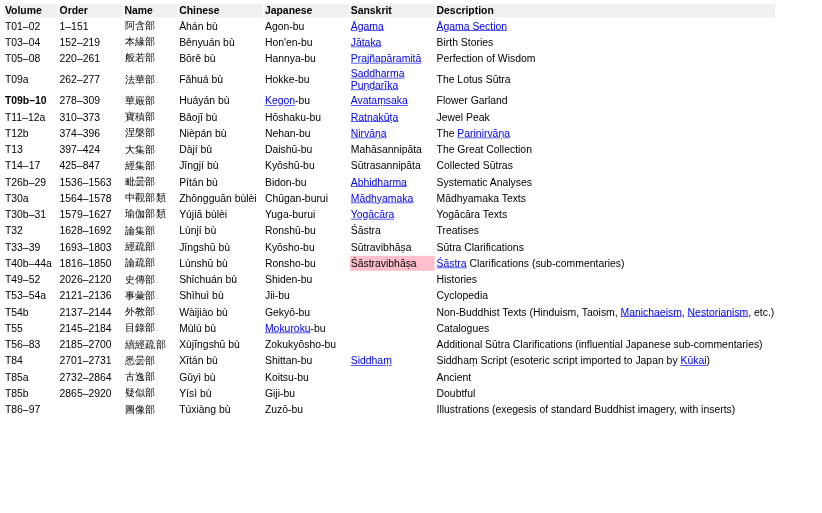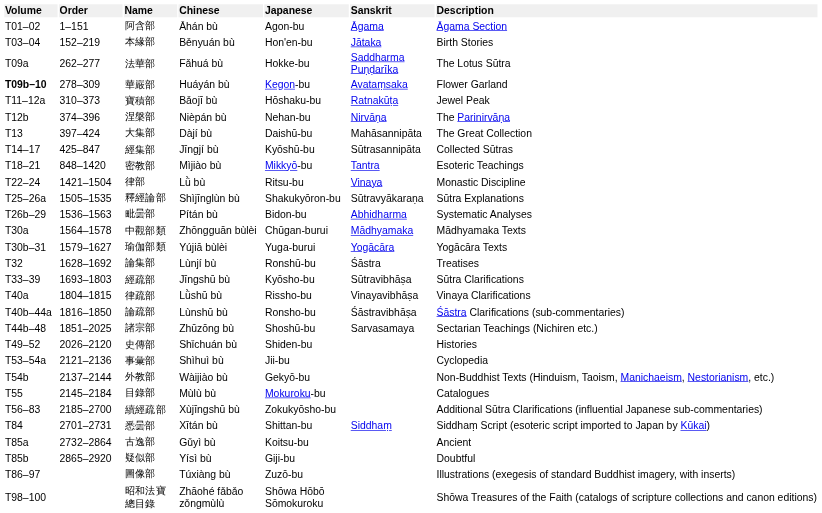- row: (140, 58)
+ row: (140, 165)
+ row: (135, 181)
+ row: (145, 198)
+ row: (140, 295)
(384, 263) pink background -> (384, 312) no background
+ row: (140, 328)
+ row: (145, 497)
